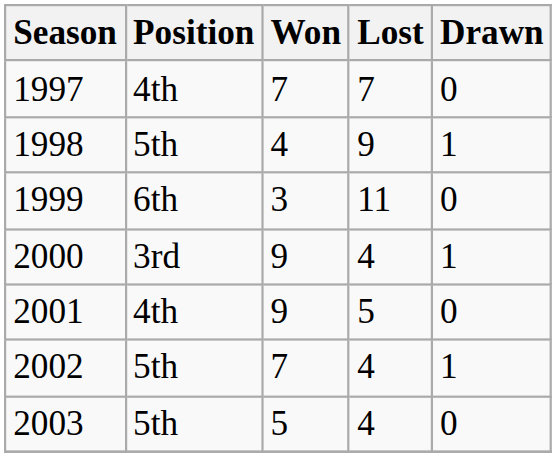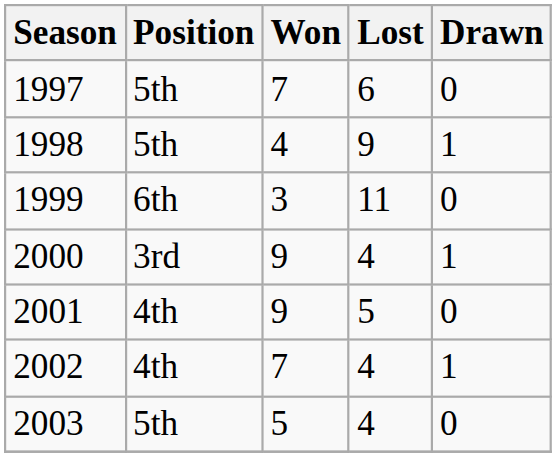(156, 88) 4th -> (156, 88) 5th
(366, 88) 7 -> (366, 88) 6
(156, 367) 5th -> (156, 367) 4th
